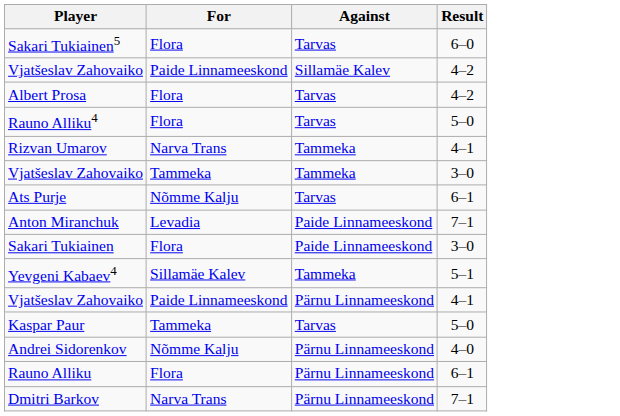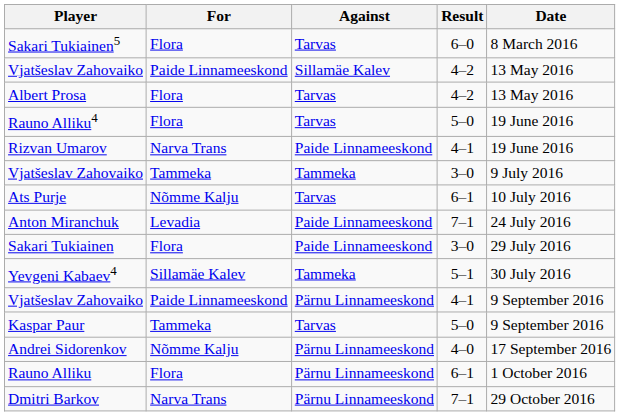+ column: (551, 16)
(325, 148) Tammeka -> (364, 148) Paide Linnameeskond
